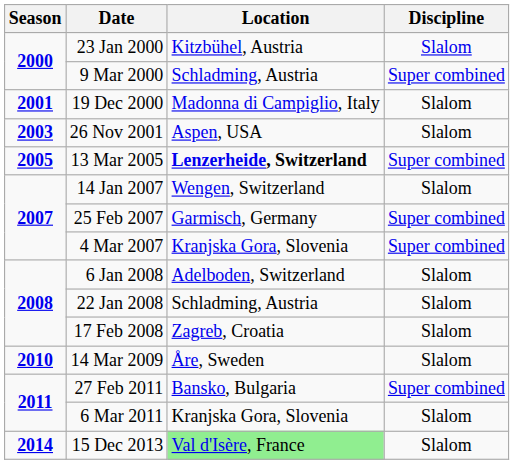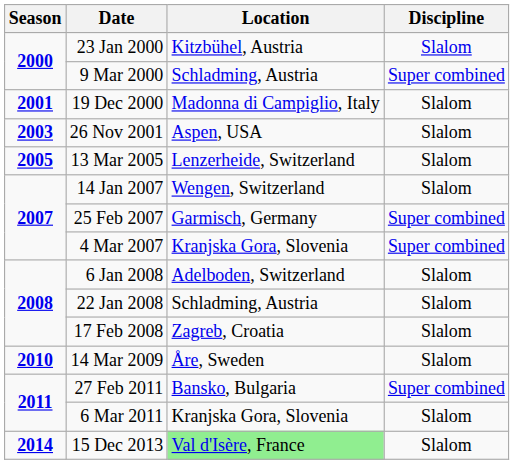(269, 160) bold -> (263, 160) normal
(446, 160) Super combined -> (446, 160) Slalom
